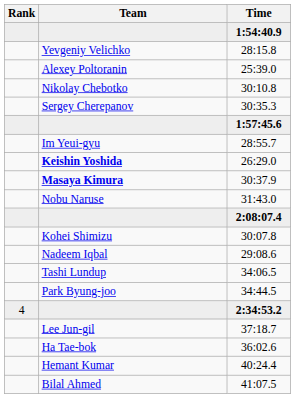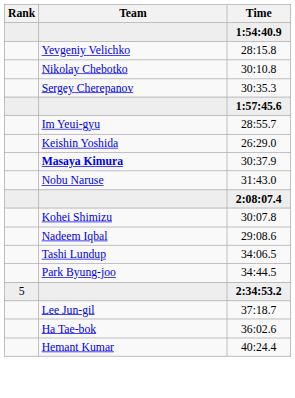- row: (259, 69)
(82, 161) bold -> (80, 143) normal
(22, 310) 4 -> (22, 291) 5
- row: (259, 384)
